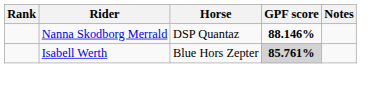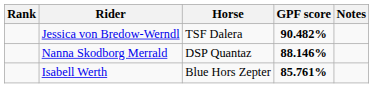+ row: (111, 33)
(291, 53) lightgrey background -> (304, 72) no background
